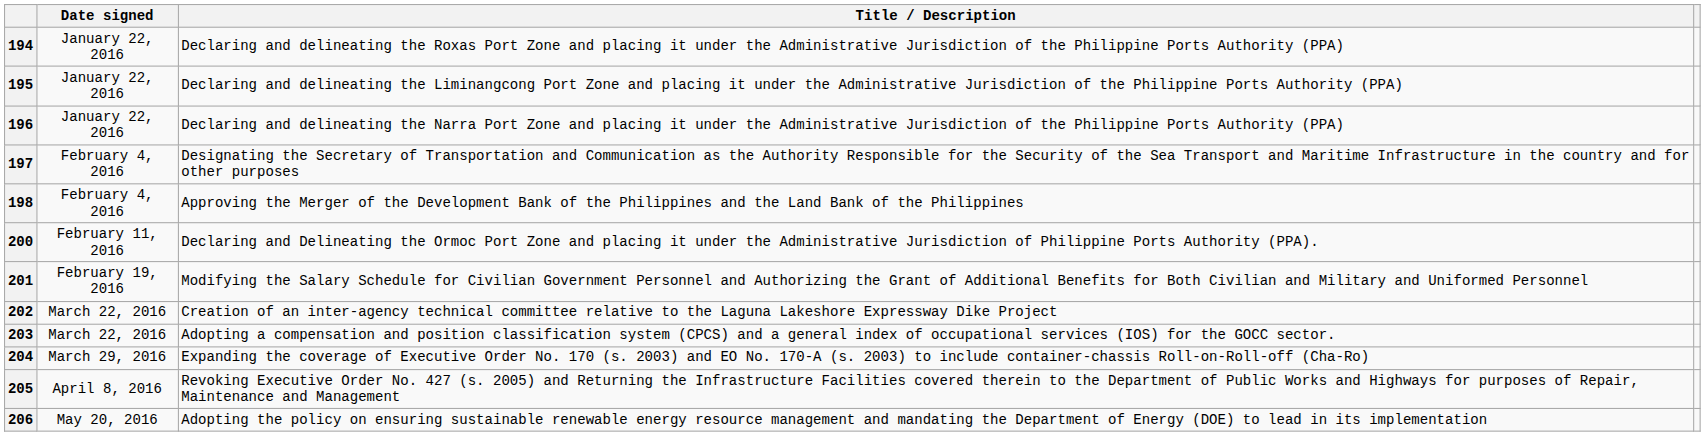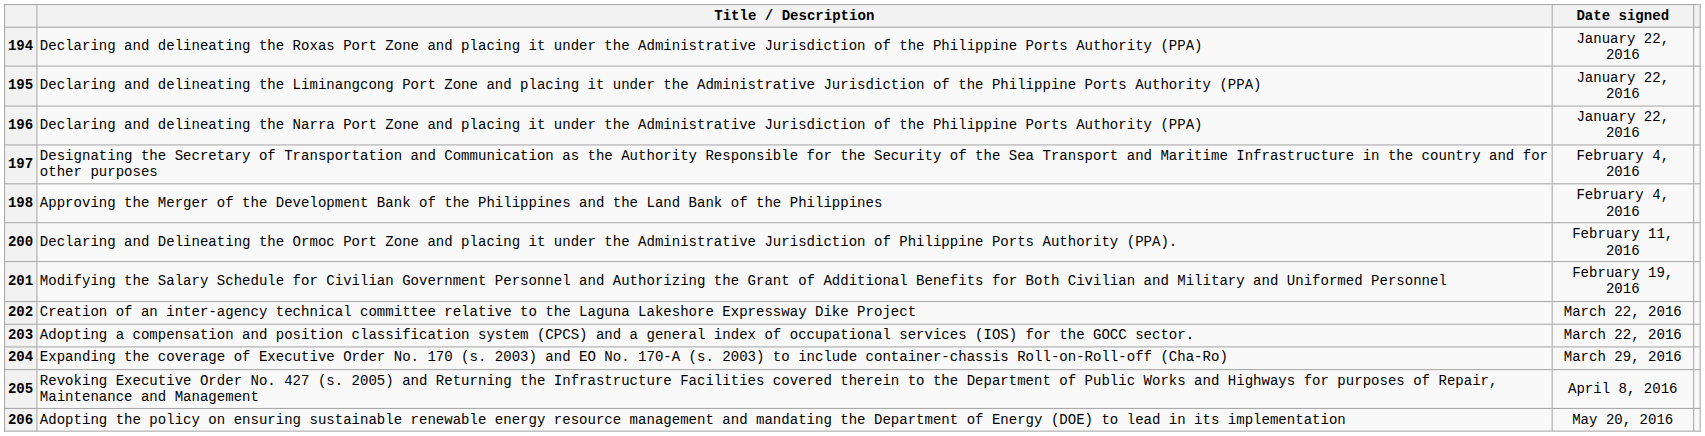columns swapped: (936, 16) <-> (107, 16)
